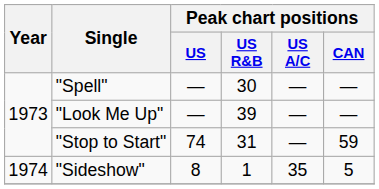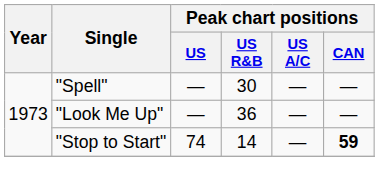(247, 114) 39 -> (247, 114) 36
(247, 142) 31 -> (247, 142) 14
(349, 142) normal -> (349, 142) bold
- row: (100, 170)
